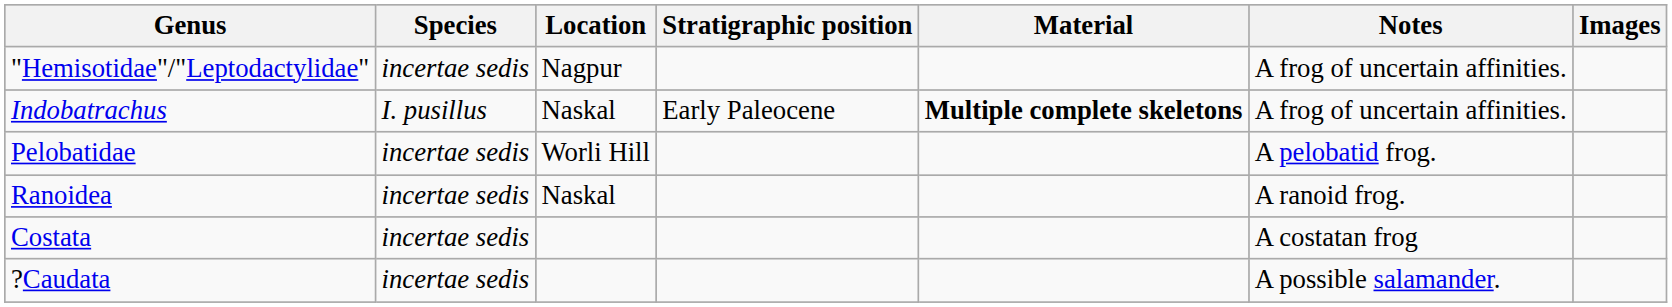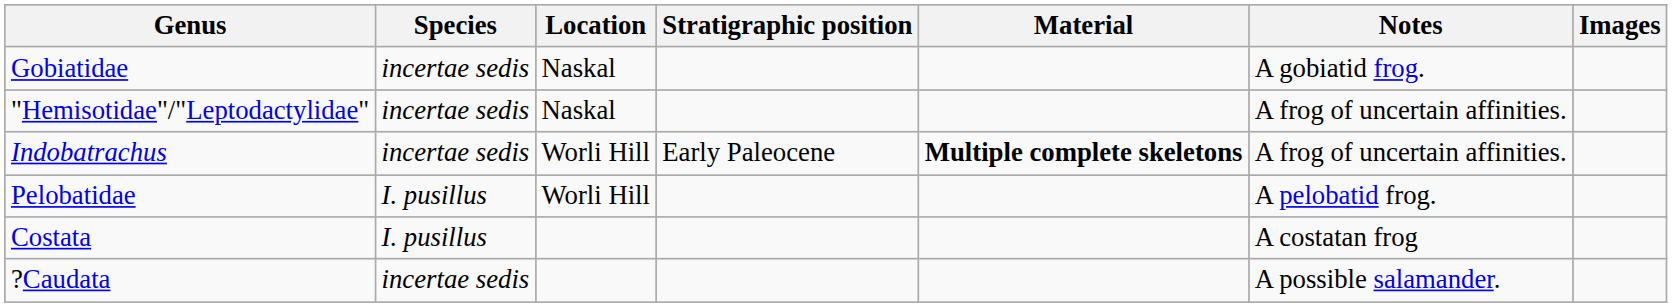+ row: (70, 68)
(582, 68) Nagpur -> (579, 110) Naskal
(434, 110) I. pusillus -> (455, 152) incertae sedis
(579, 110) Naskal -> (596, 152) Worli Hill
(455, 152) incertae sedis -> (434, 195) I. pusillus
- row: (61, 195)
(455, 237) incertae sedis -> (434, 237) I. pusillus
